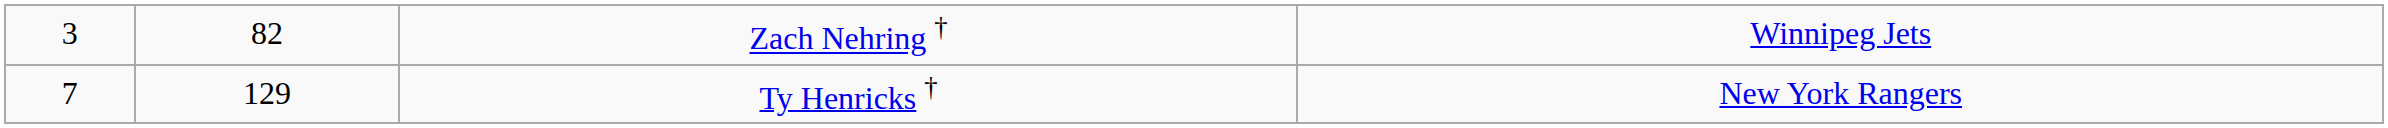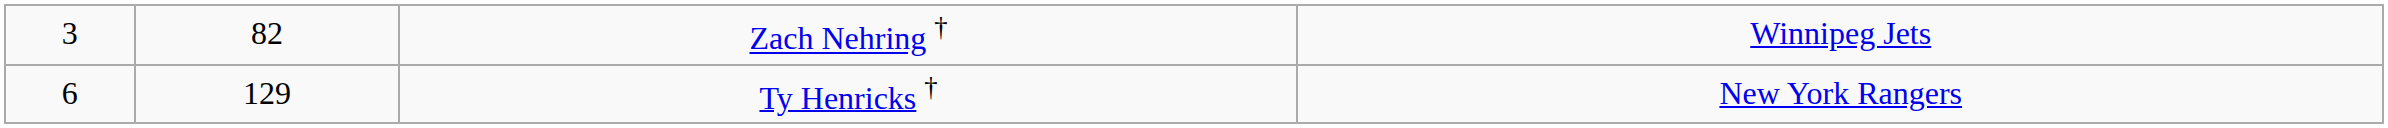(70, 93) 7 -> (70, 93) 6
